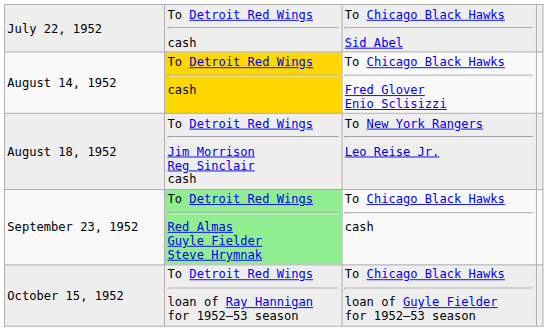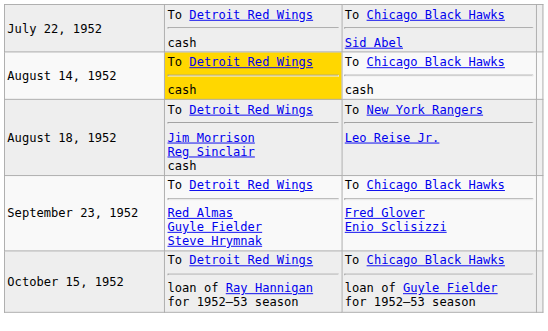(439, 83) To Chicago Black Hawks Fred Glover Enio Sclisizzi -> (439, 76) To Chicago Black Hawks cash
(253, 227) lightgreen background -> (253, 213) no background
(439, 213) To Chicago Black Hawks cash -> (439, 206) To Chicago Black Hawks Fred Glover Enio Sclisizzi
